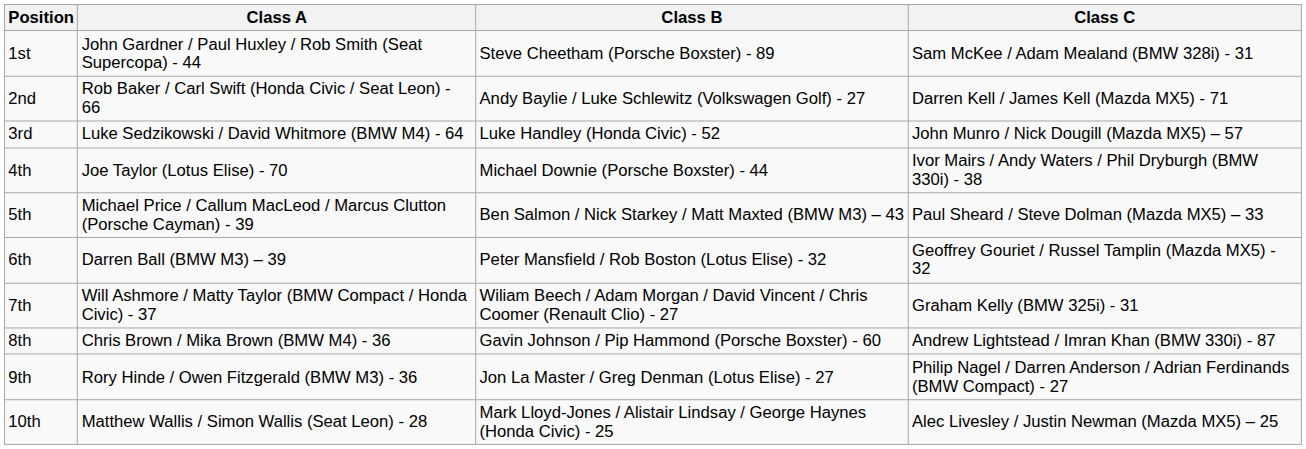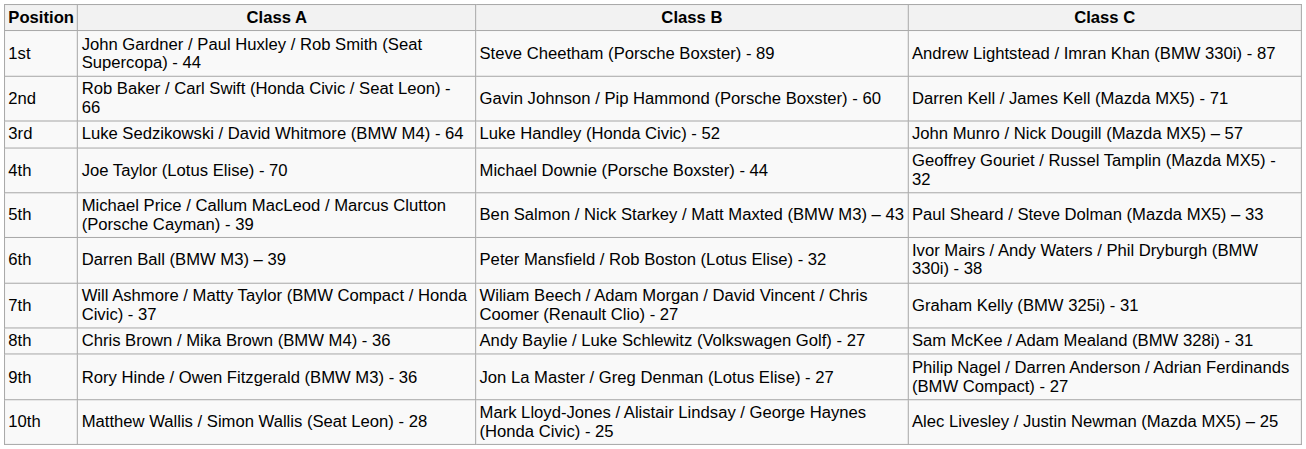(1083, 53) Sam McKee / Adam Mealand (BMW 328i) - 31 -> (1094, 53) Andrew Lightstead / Imran Khan (BMW 330i) - 87
(672, 98) Andy Baylie / Luke Schlewitz (Volkswagen Golf) - 27 -> (680, 98) Gavin Johnson / Pip Hammond (Porsche Boxster) - 60
(1085, 170) Ivor Mairs / Andy Waters / Phil Dryburgh (BMW 330i) - 38 -> (1094, 170) Geoffrey Gouriet / Russel Tamplin (Mazda MX5) - 32
(1094, 260) Geoffrey Gouriet / Russel Tamplin (Mazda MX5) - 32 -> (1085, 260) Ivor Mairs / Andy Waters / Phil Dryburgh (BMW 330i) - 38
(680, 341) Gavin Johnson / Pip Hammond (Porsche Boxster) - 60 -> (672, 341) Andy Baylie / Luke Schlewitz (Volkswagen Golf) - 27
(1094, 341) Andrew Lightstead / Imran Khan (BMW 330i) - 87 -> (1083, 341) Sam McKee / Adam Mealand (BMW 328i) - 31
